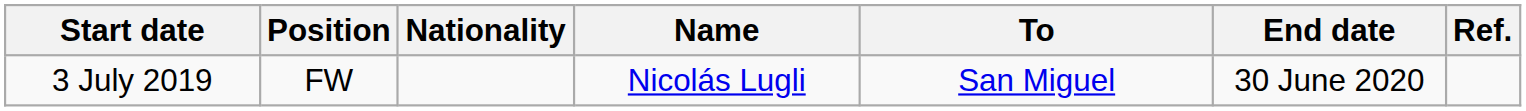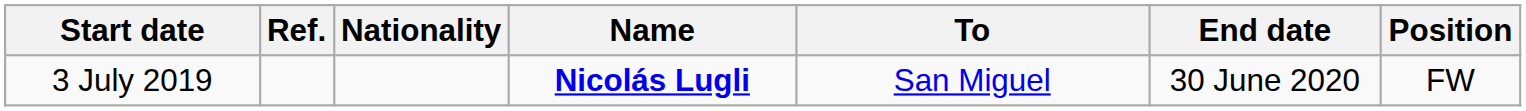columns swapped: (329, 30) <-> (1483, 30)
(717, 80) normal -> (652, 80) bold
